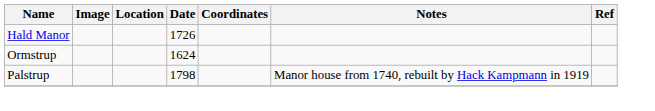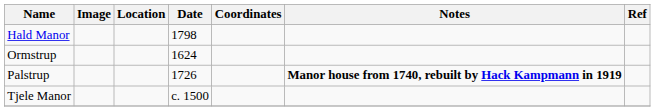(183, 34) 1726 -> (184, 34) 1798
(183, 75) 1798 -> (184, 75) 1726
(431, 75) normal -> (455, 75) bold
+ row: (39, 95)
